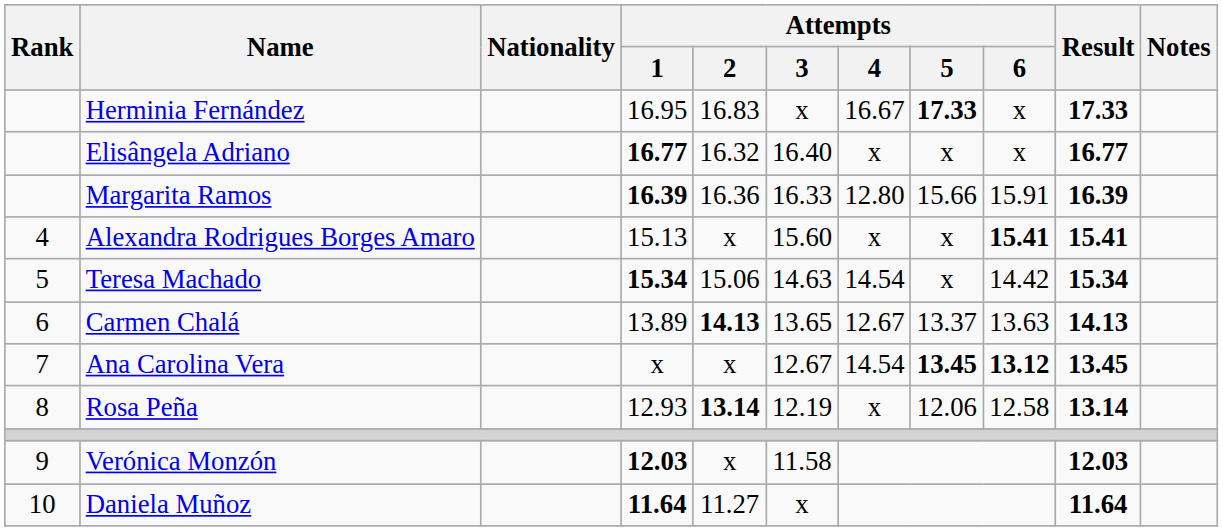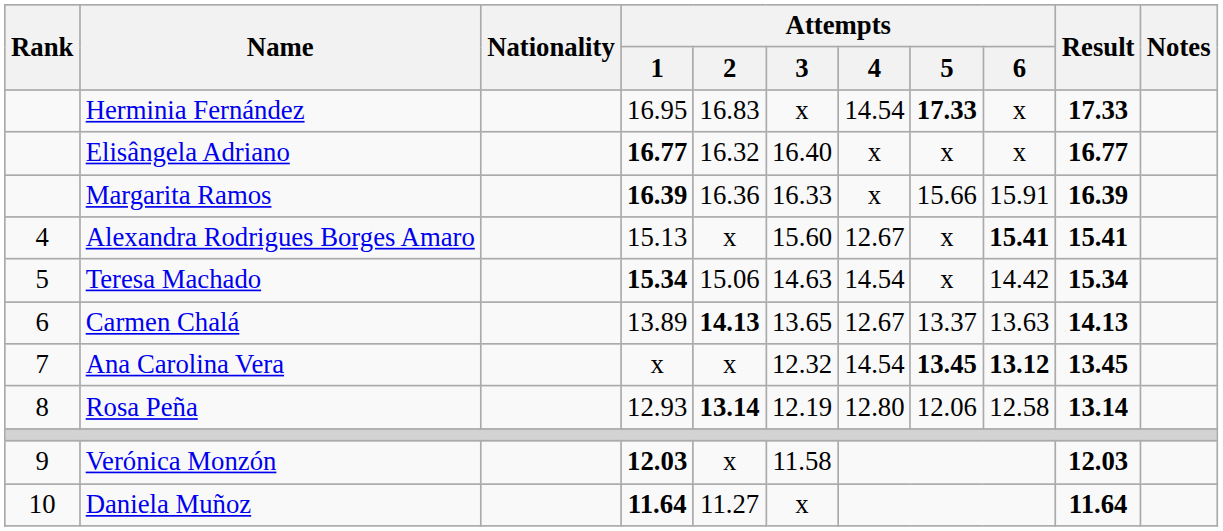(874, 110) 16.67 -> (874, 110) 14.54
(874, 195) 12.80 -> (874, 195) x
(874, 237) x -> (874, 237) 12.67
(802, 364) 12.67 -> (802, 364) 12.32
(874, 407) x -> (874, 407) 12.80
